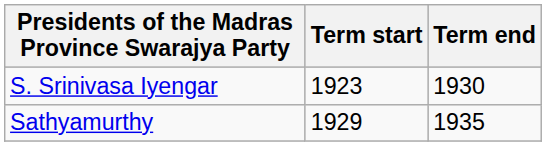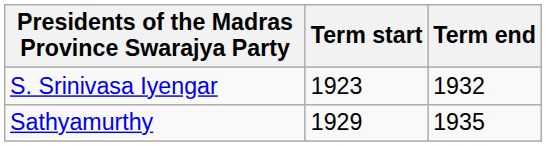(459, 85) 1930 -> (459, 85) 1932
